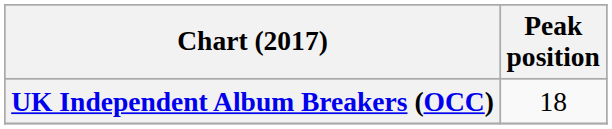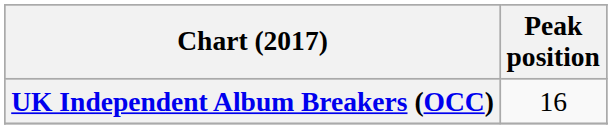(553, 100) 18 -> (553, 100) 16
